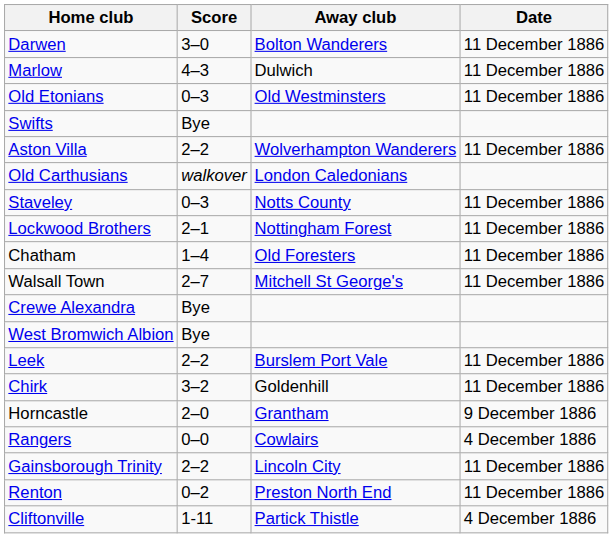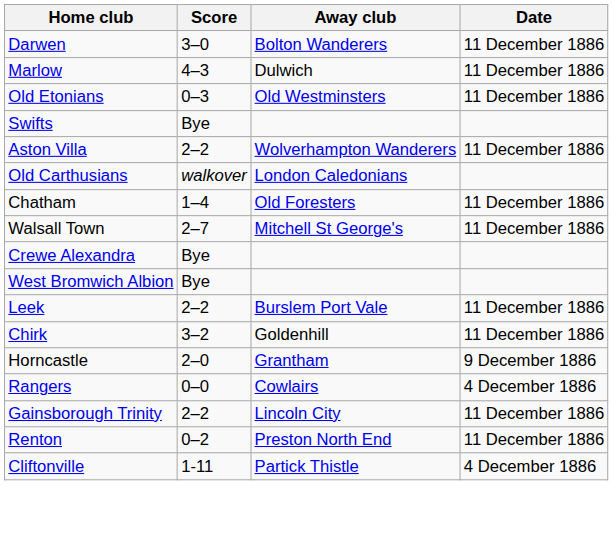- row: (40, 202)
- row: (80, 228)
